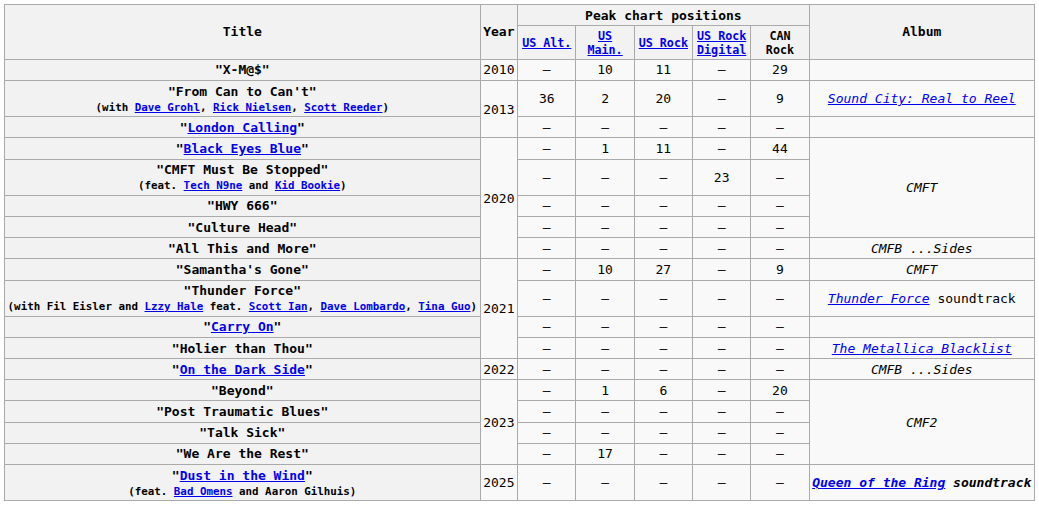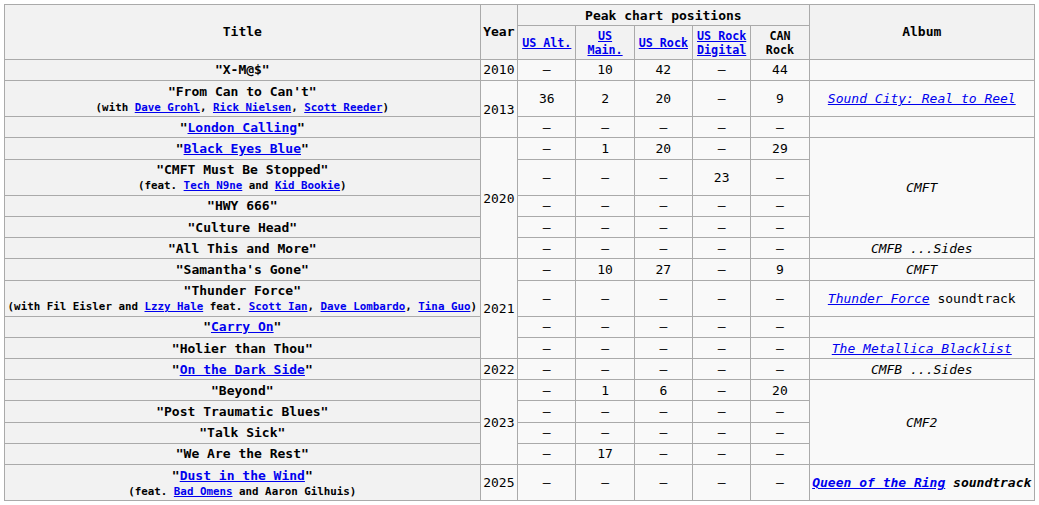(663, 70) 11 -> (663, 70) 42
(780, 70) 29 -> (780, 70) 44
(663, 148) 11 -> (663, 148) 20
(780, 148) 44 -> (780, 148) 29
